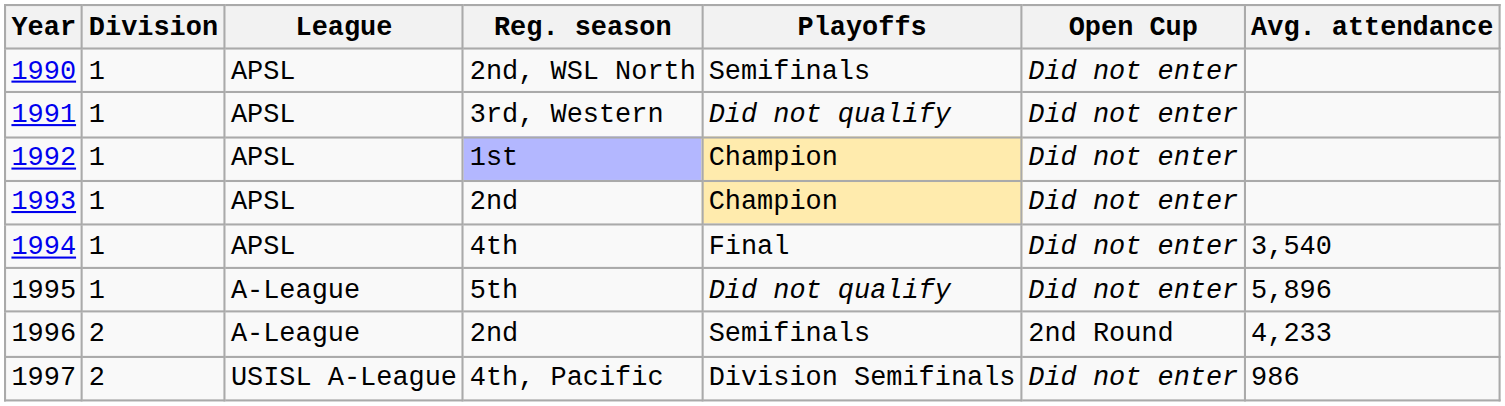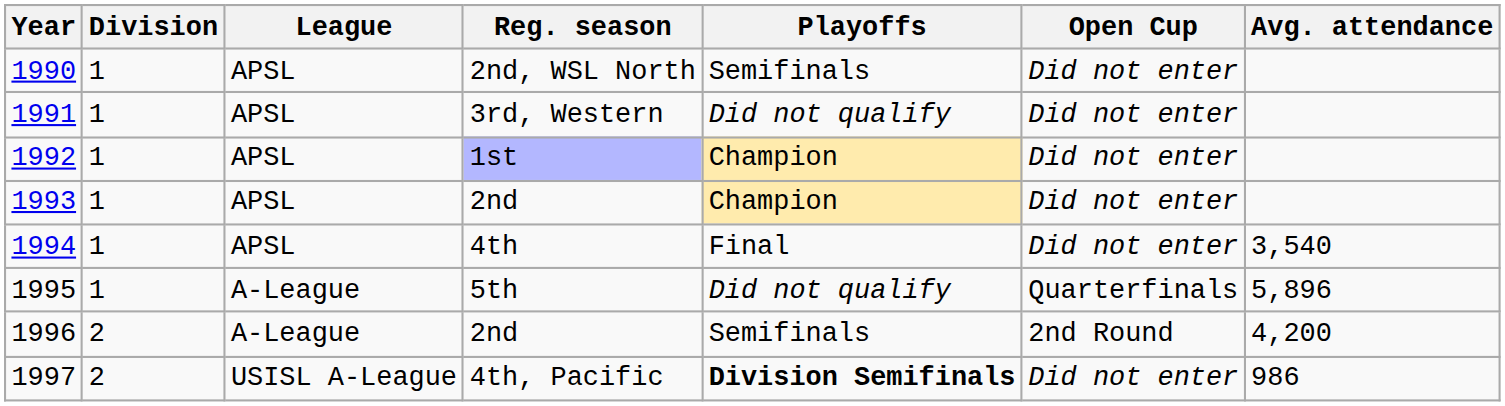(1133, 290) Did not enter -> (1133, 290) Quarterfinals
(1291, 334) 4,233 -> (1291, 334) 4,200
(862, 378) normal -> (862, 378) bold
